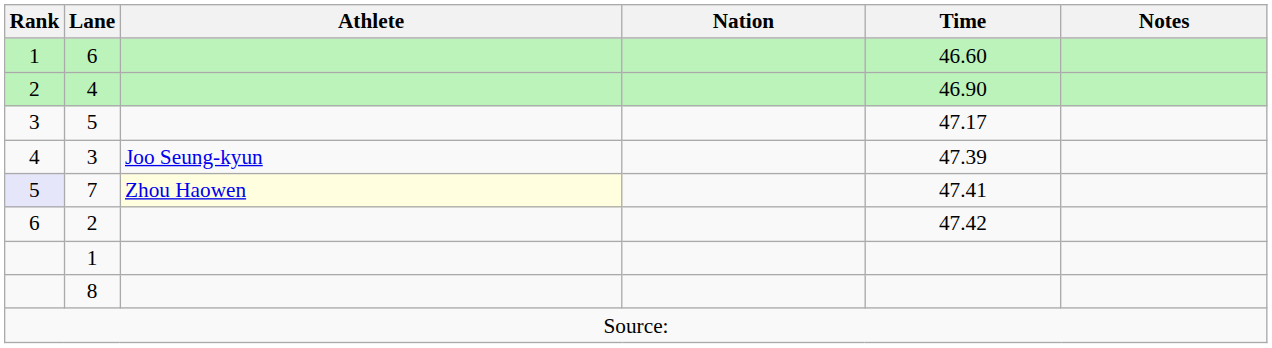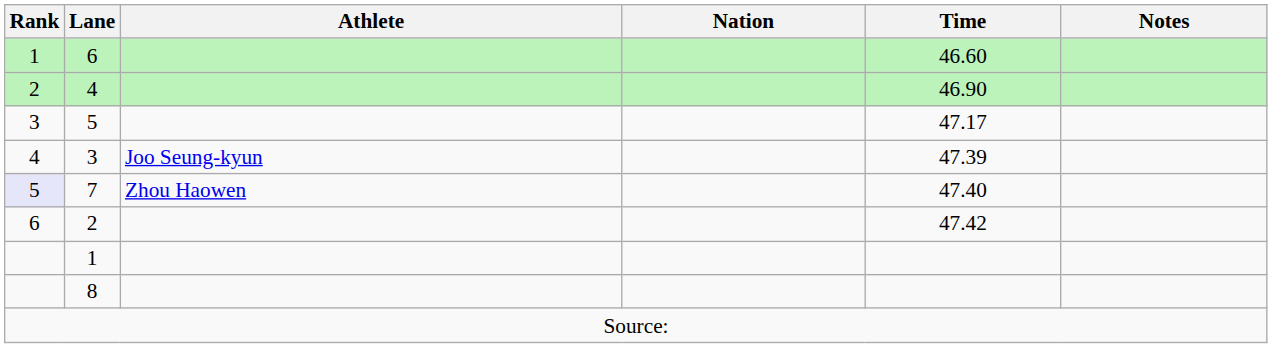(186, 190) lightyellow background -> (186, 190) no background
(963, 190) 47.41 -> (963, 190) 47.40
